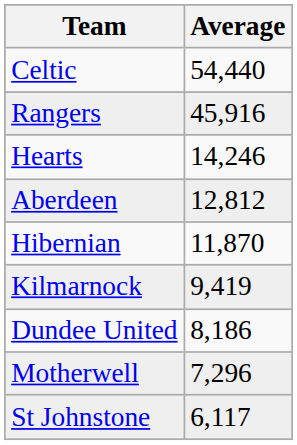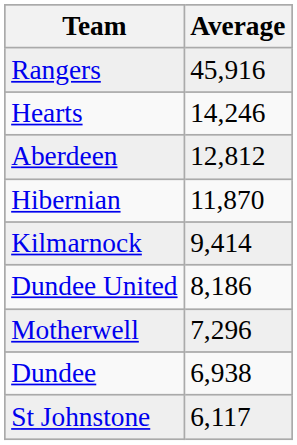- row: (44, 69)
(221, 286) 9,419 -> (221, 243) 9,414
+ row: (54, 373)
